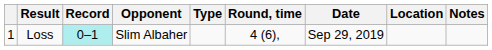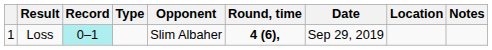columns swapped: (151, 14) <-> (208, 14)
(265, 34) normal -> (265, 34) bold
